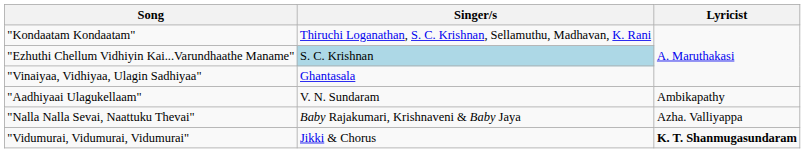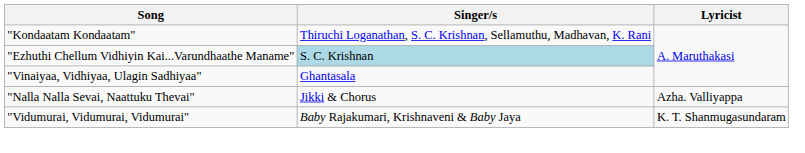- row: (74, 97)
(410, 117) Baby Rajakumari, Krishnaveni & Baby Jaya -> (338, 97) Jikki & Chorus
(338, 138) Jikki & Chorus -> (410, 117) Baby Rajakumari, Krishnaveni & Baby Jaya
(727, 138) bold -> (721, 117) normal
